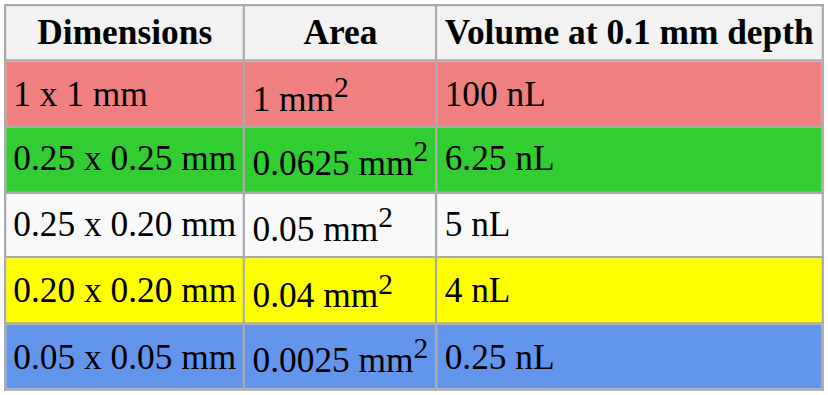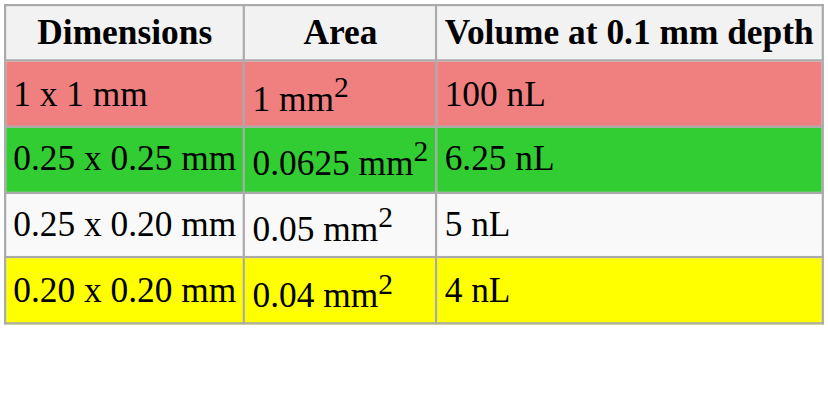- row: (125, 355)
